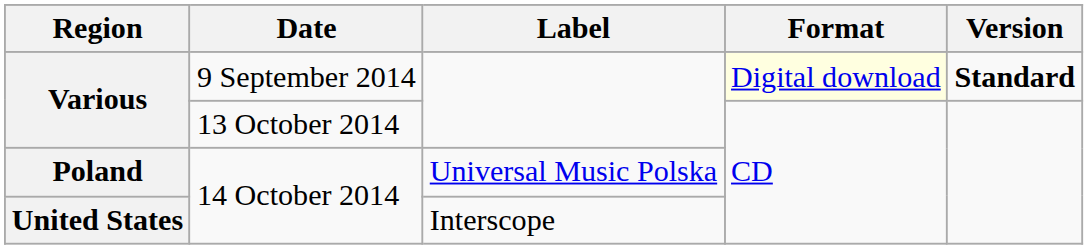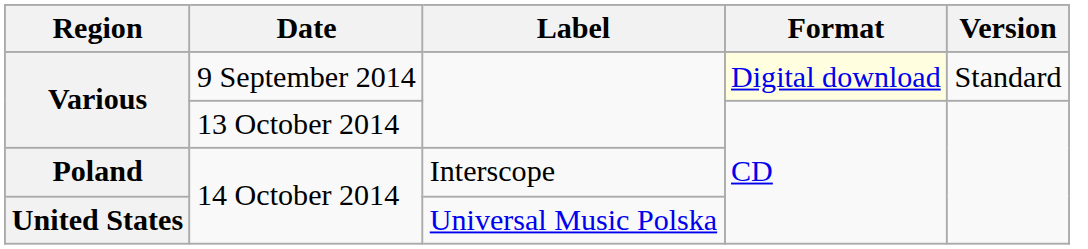(1015, 76) bold -> (1008, 76) normal
(573, 171) Universal Music Polska -> (492, 171) Interscope
(492, 219) Interscope -> (573, 219) Universal Music Polska
